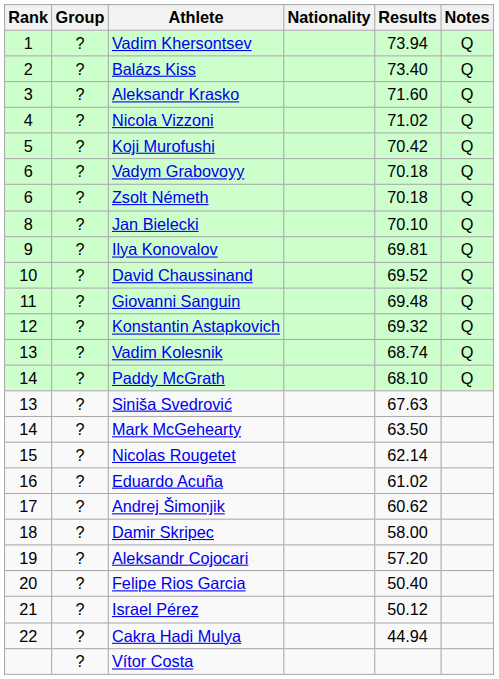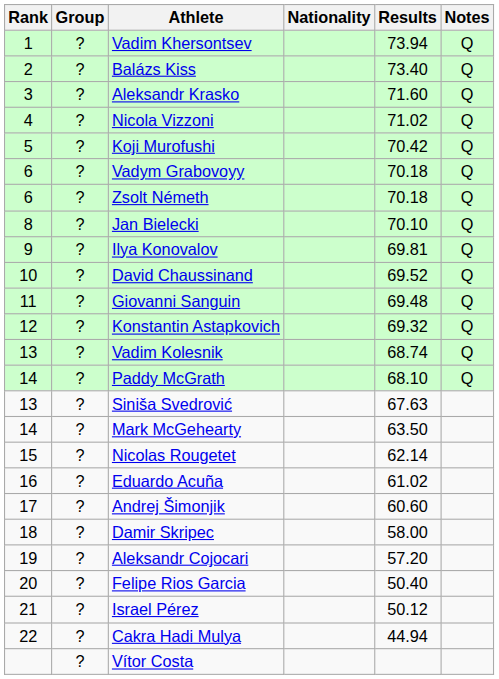(407, 507) 60.62 -> (407, 507) 60.60
